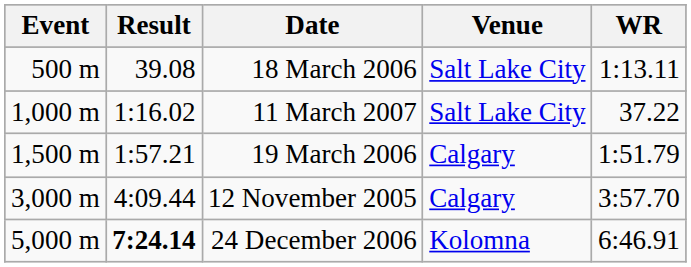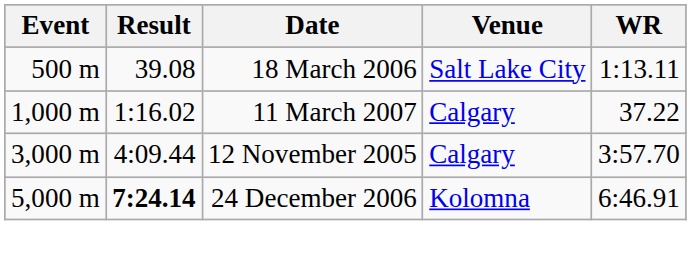(507, 111) Salt Lake City -> (472, 111) Calgary
- row: (334, 154)
